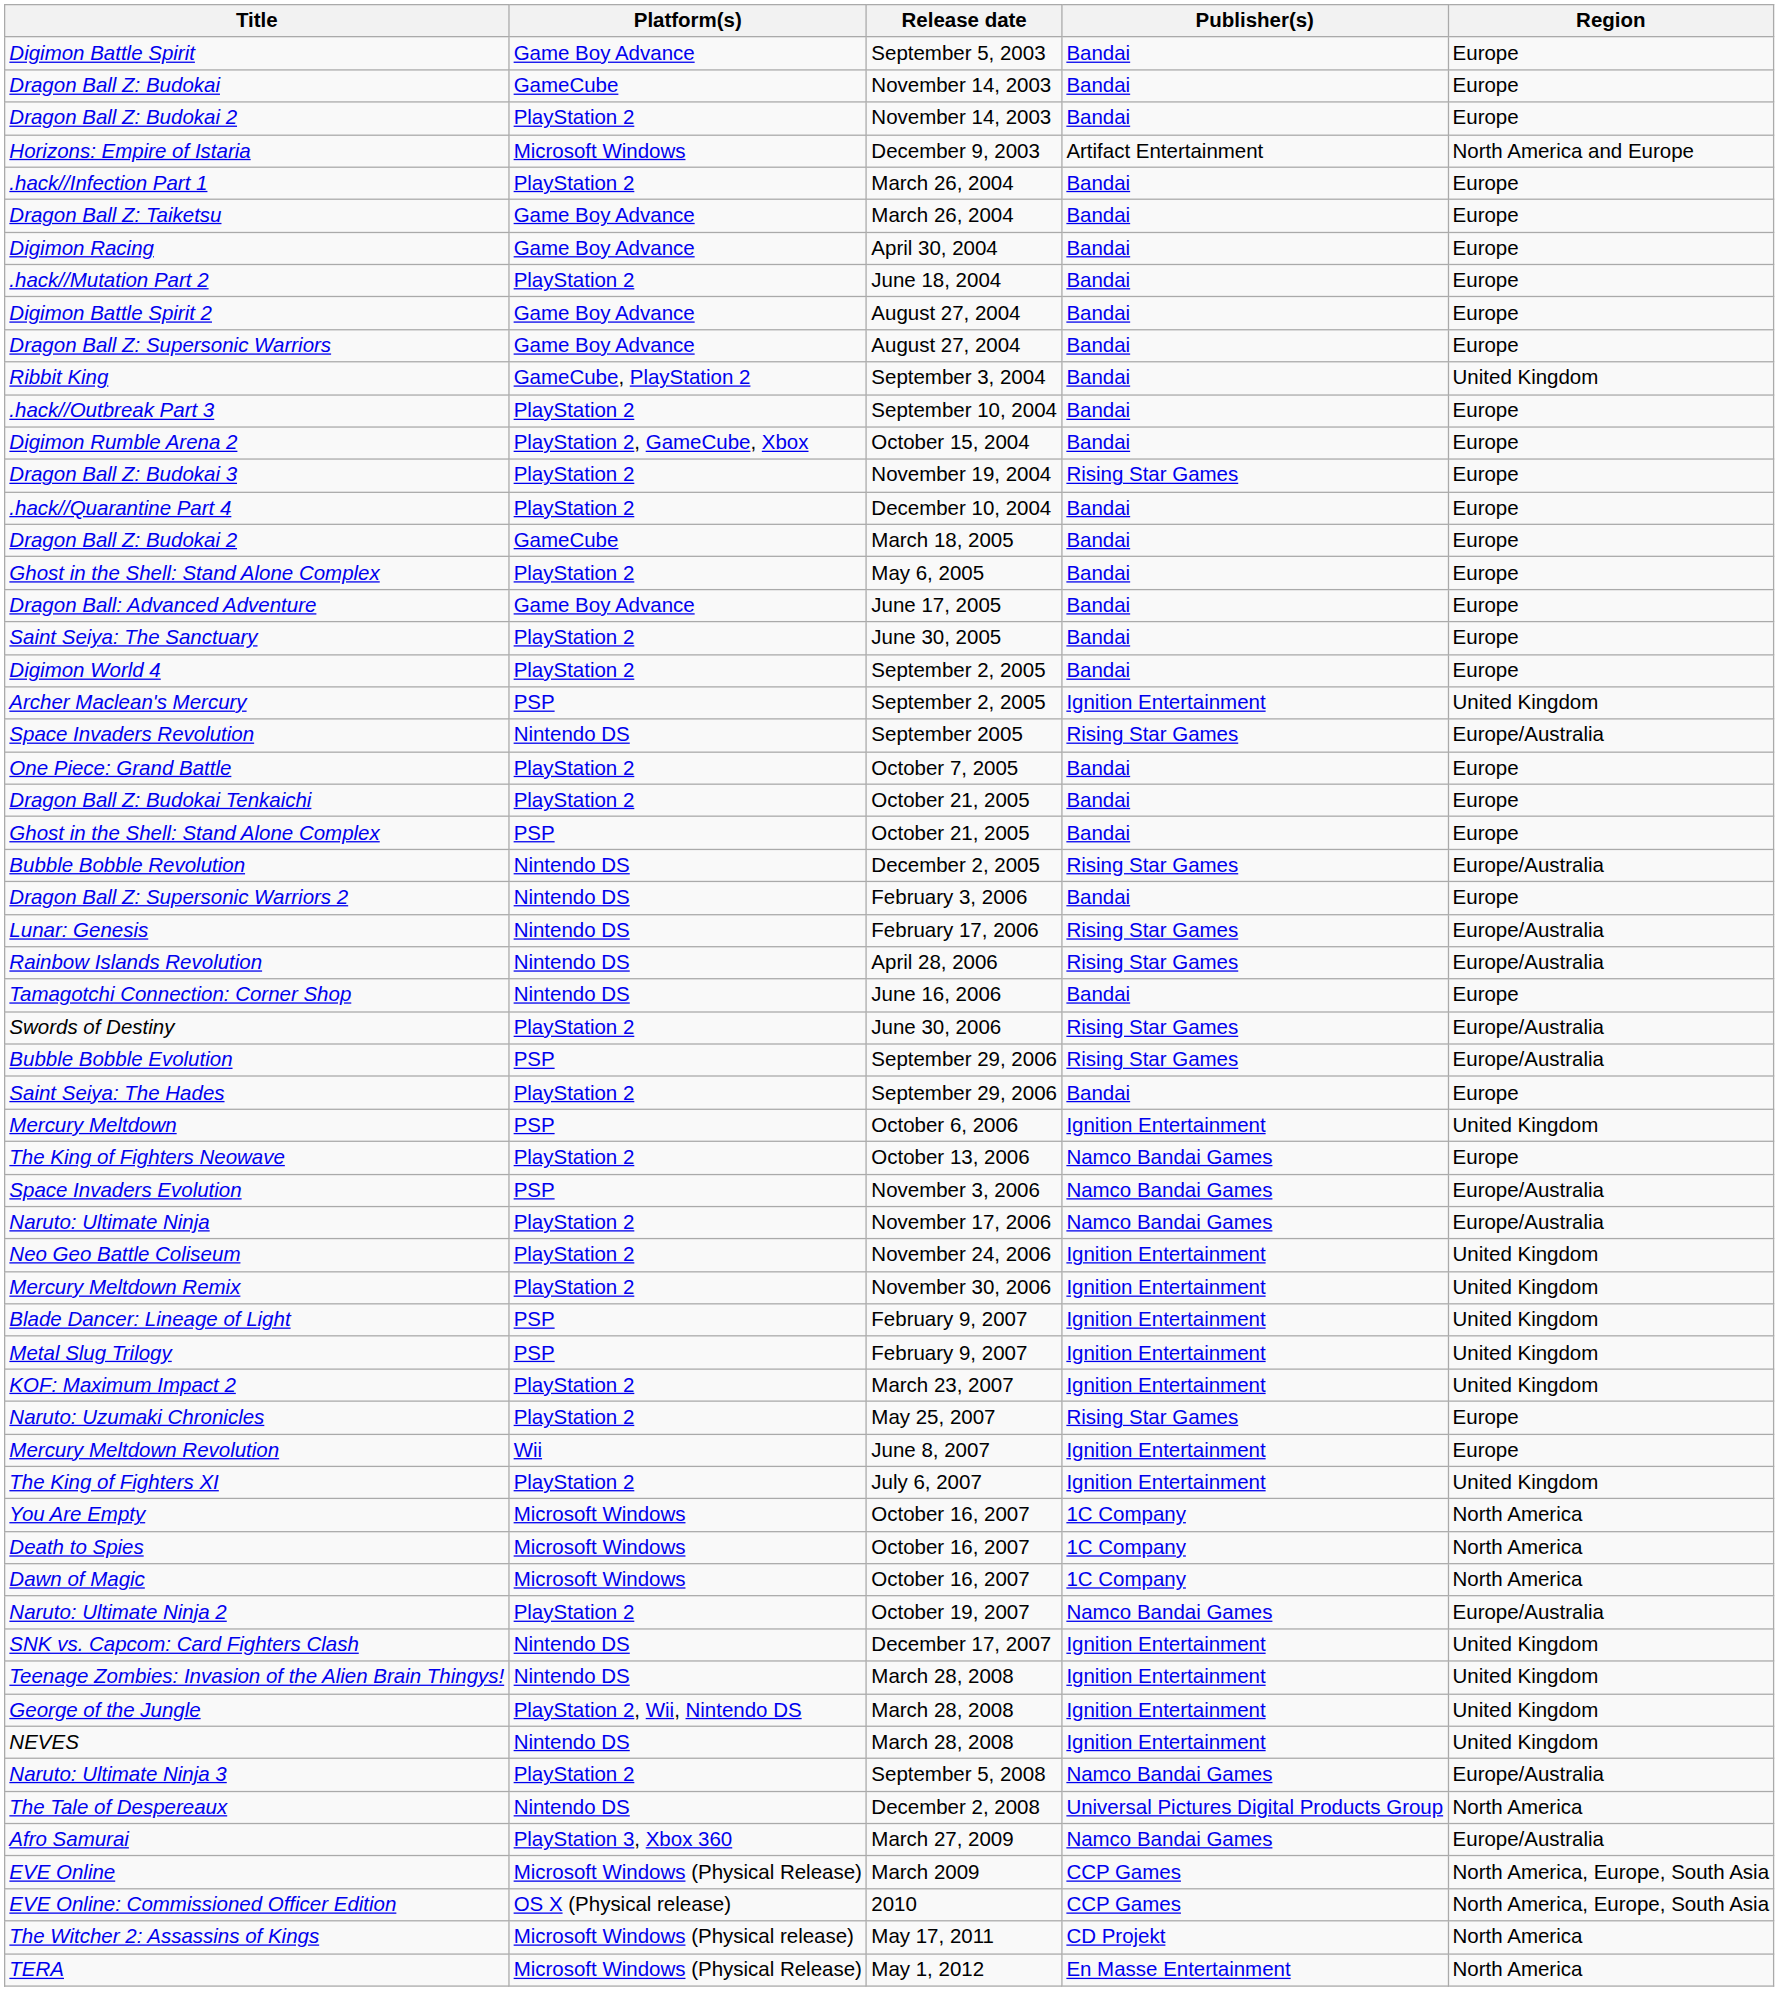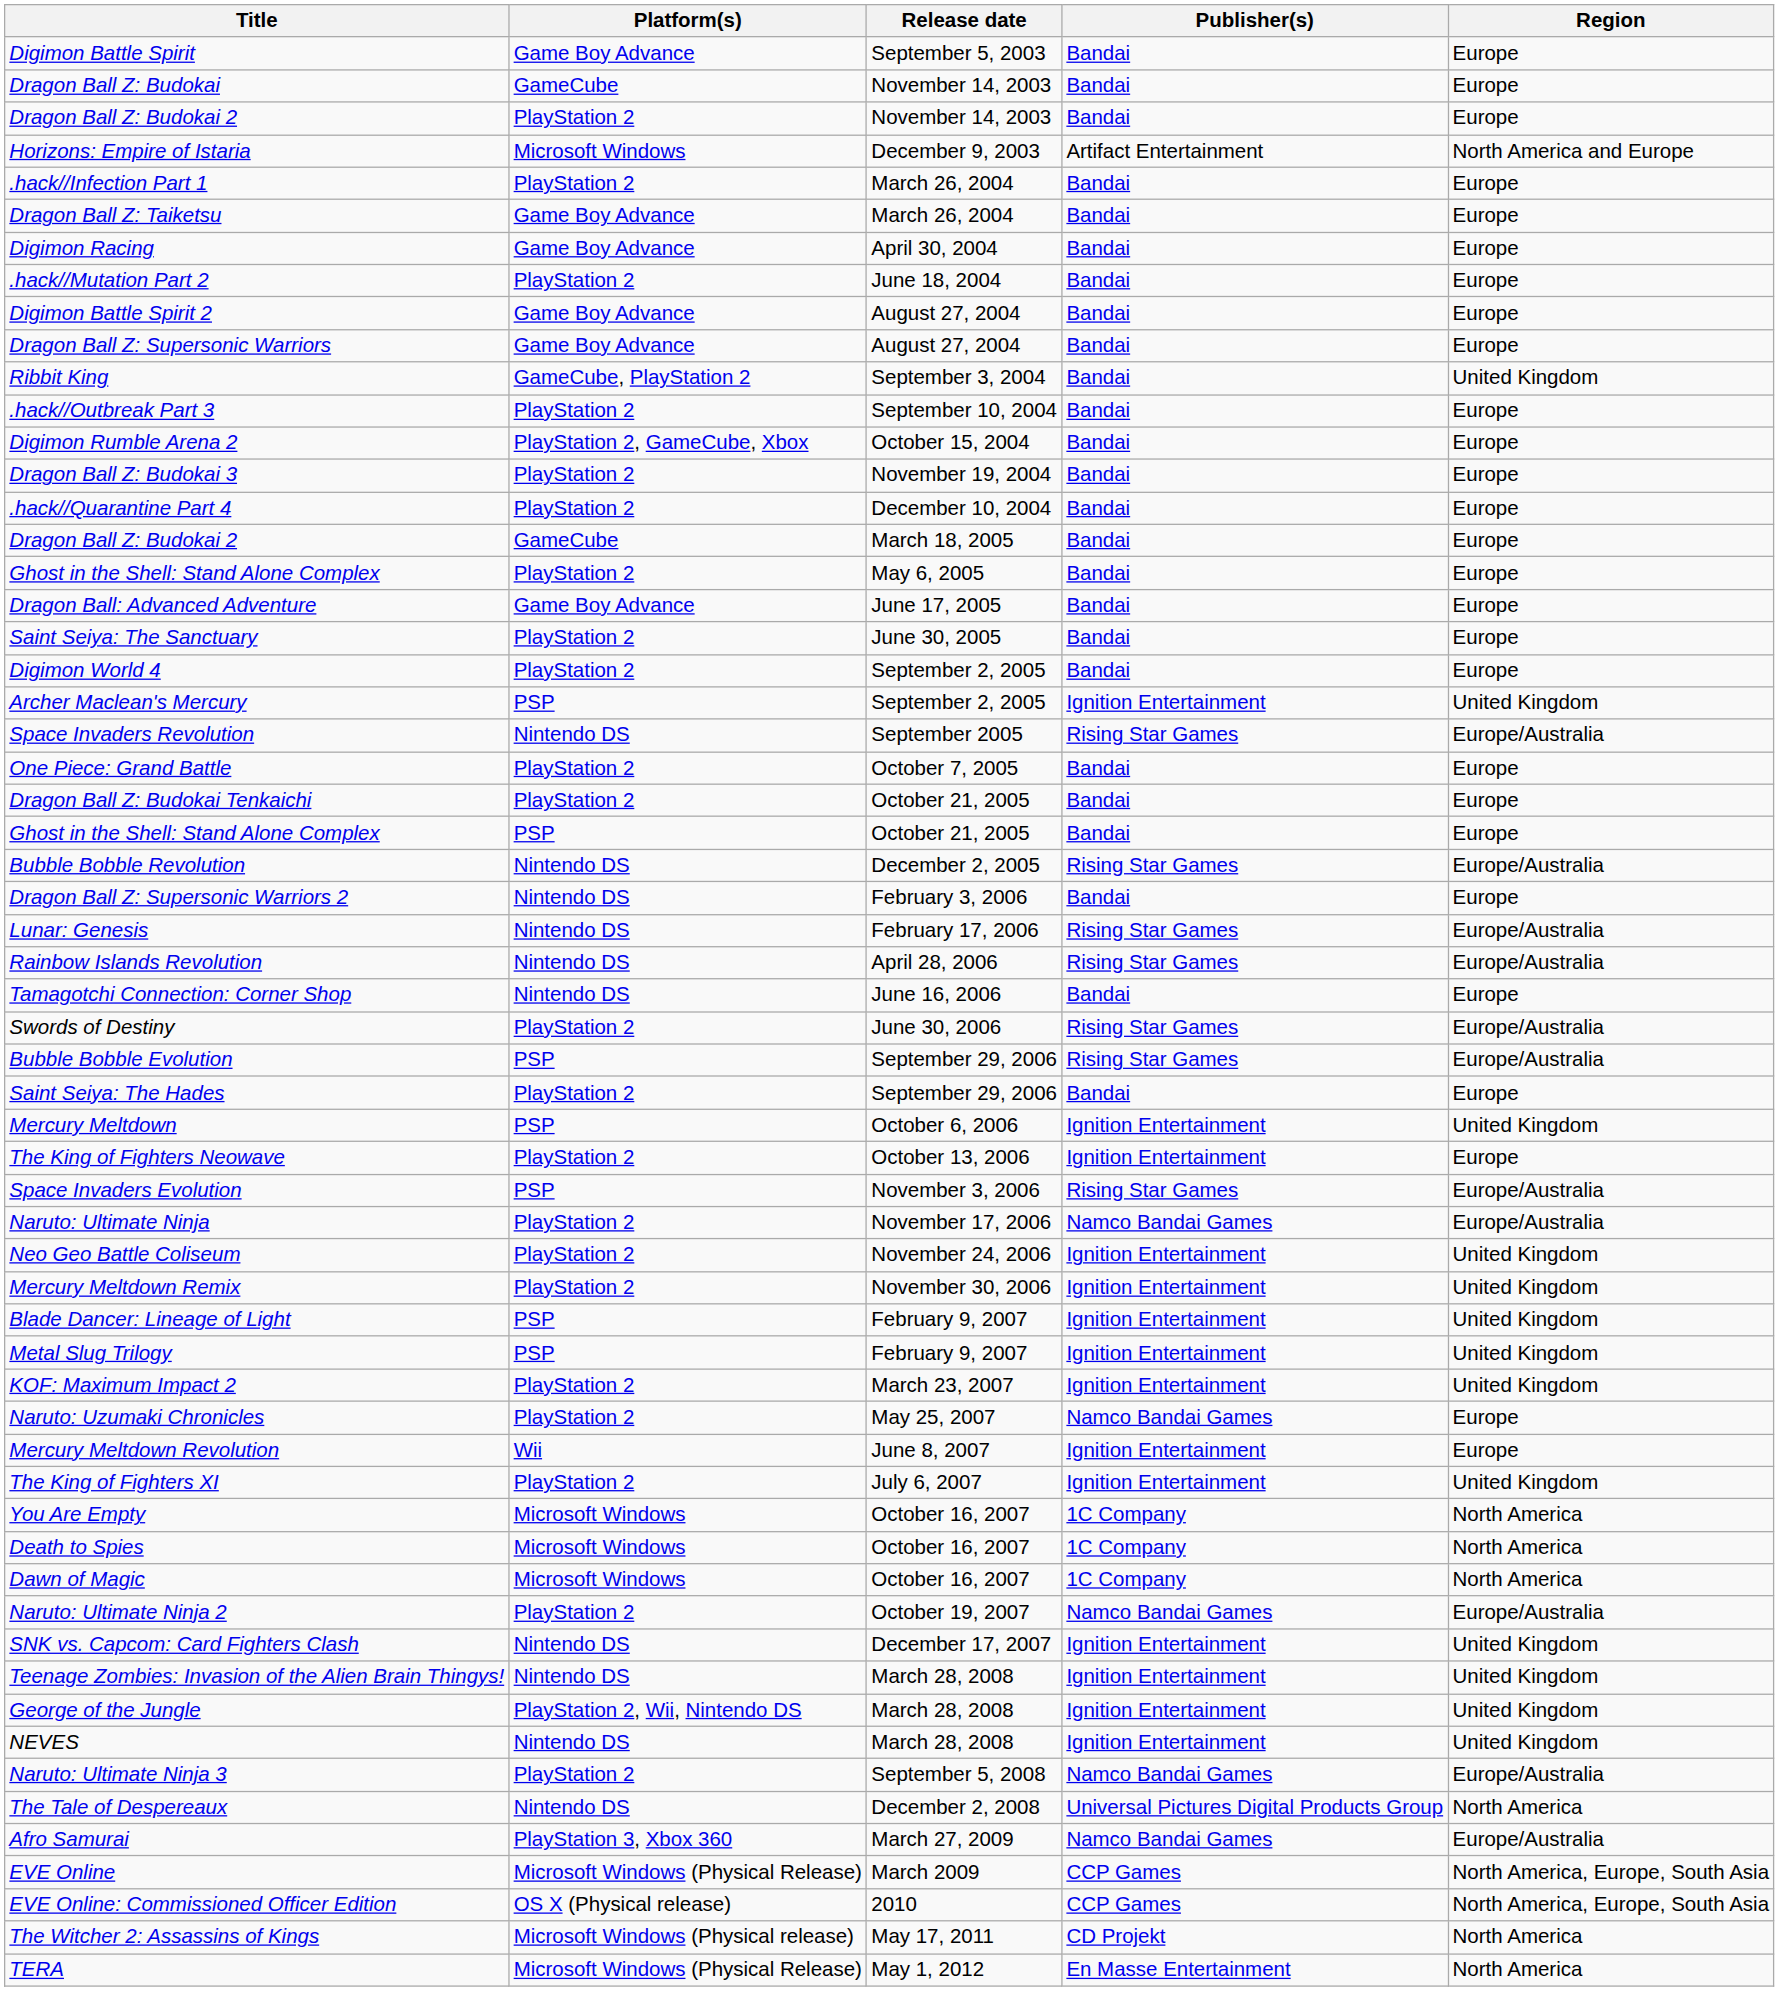(1152, 475) Rising Star Games -> (1098, 475) Bandai
(1169, 1157) Namco Bandai Games -> (1166, 1157) Ignition Entertainment
(1169, 1190) Namco Bandai Games -> (1152, 1190) Rising Star Games
(1152, 1417) Rising Star Games -> (1169, 1417) Namco Bandai Games
